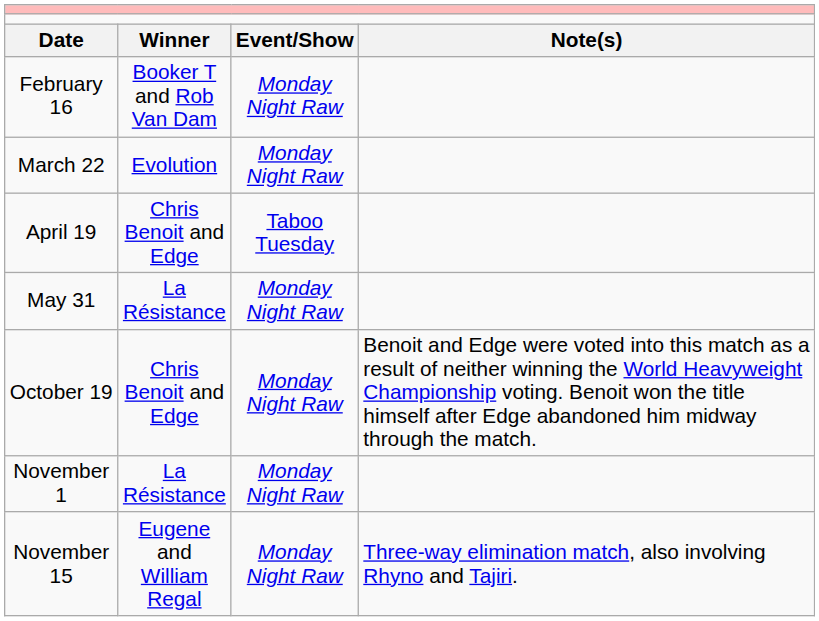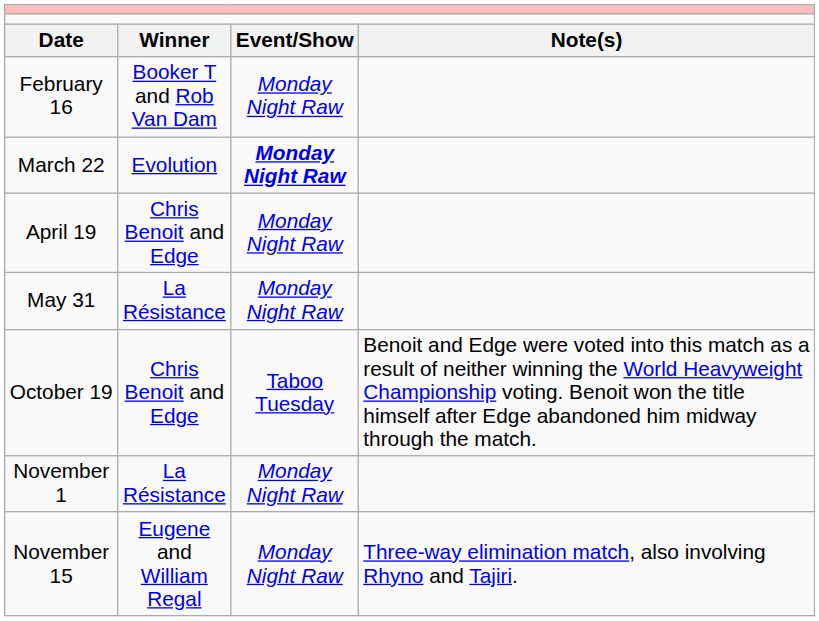(295, 164) normal -> (295, 164) bold
(295, 232) Taboo Tuesday -> (295, 232) Monday Night Raw
(295, 392) Monday Night Raw -> (295, 392) Taboo Tuesday
